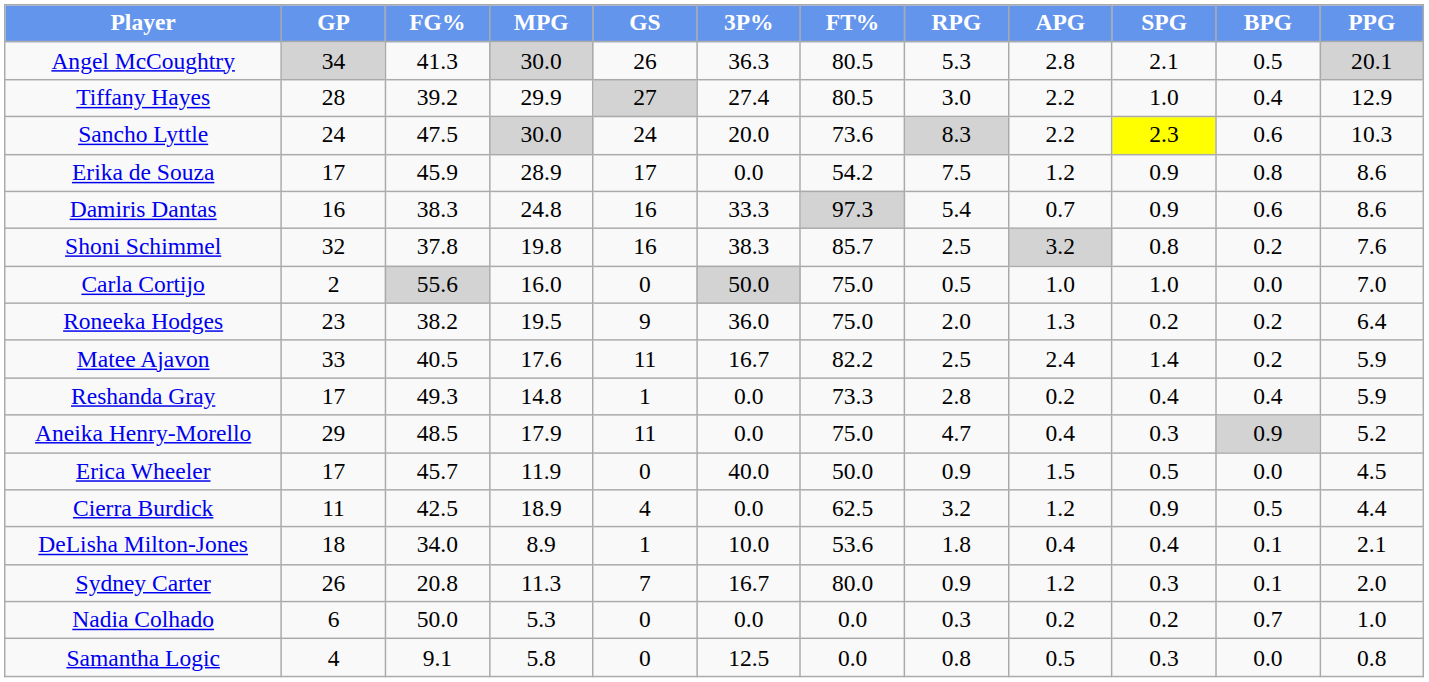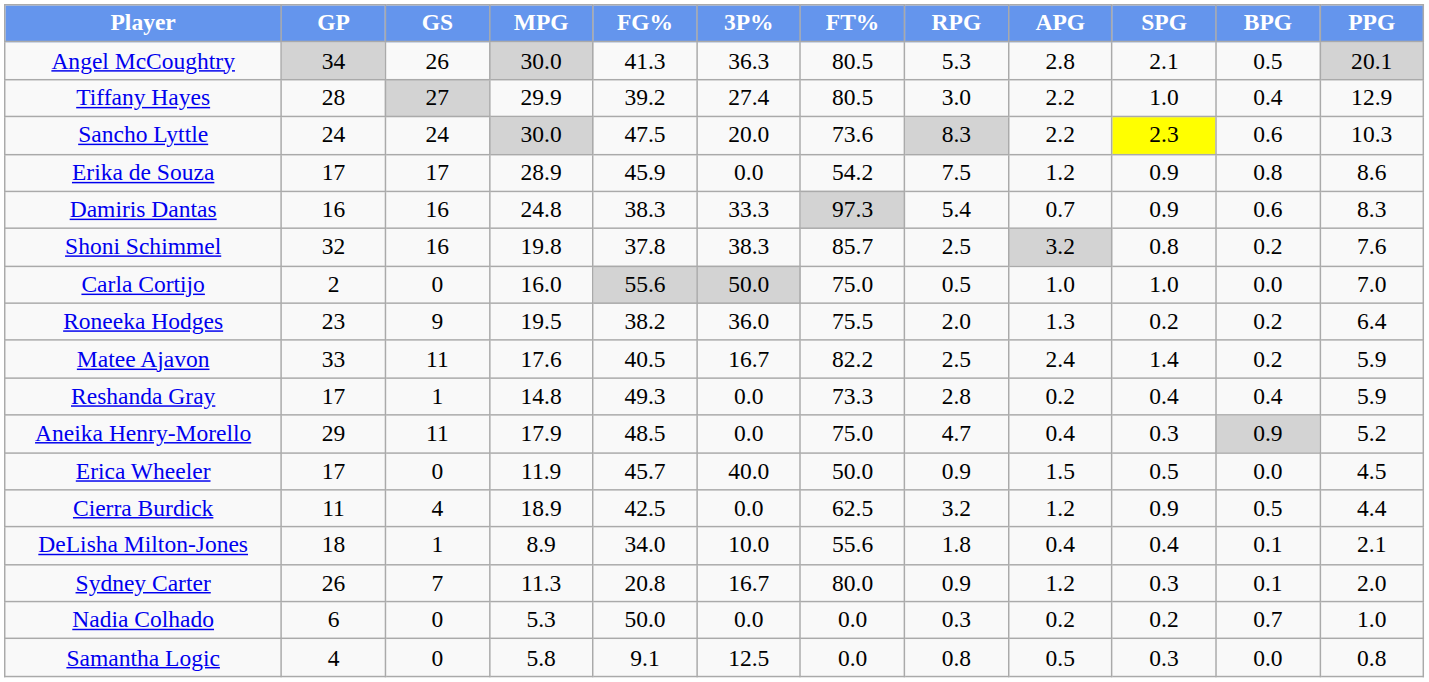columns swapped: (645, 23) <-> (437, 23)
(1372, 209) 8.6 -> (1372, 209) 8.3
(853, 321) 75.0 -> (853, 321) 75.5
(853, 545) 53.6 -> (853, 545) 55.6
